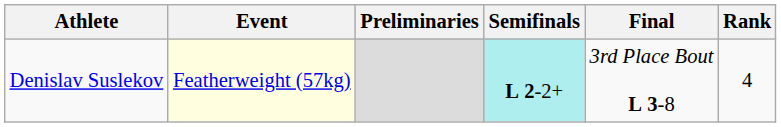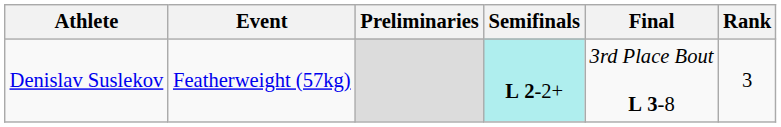(262, 80) lightyellow background -> (262, 80) no background
(747, 80) 4 -> (747, 80) 3
